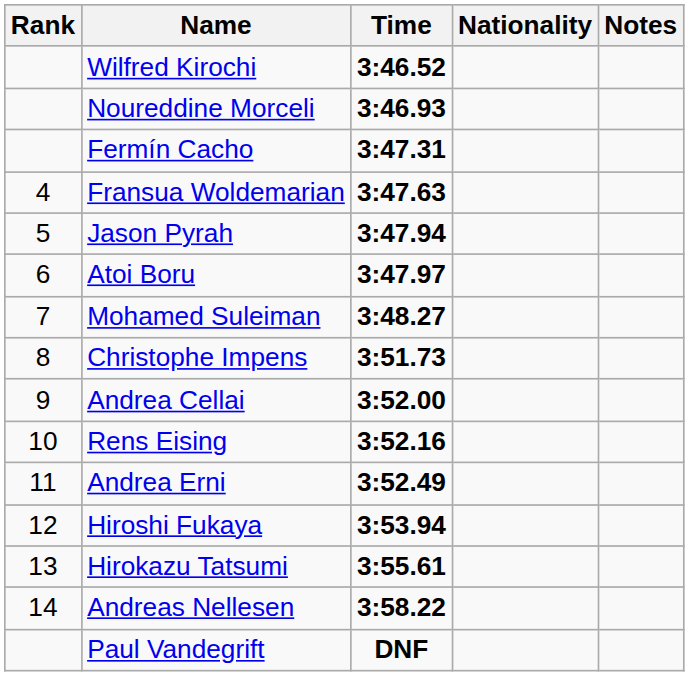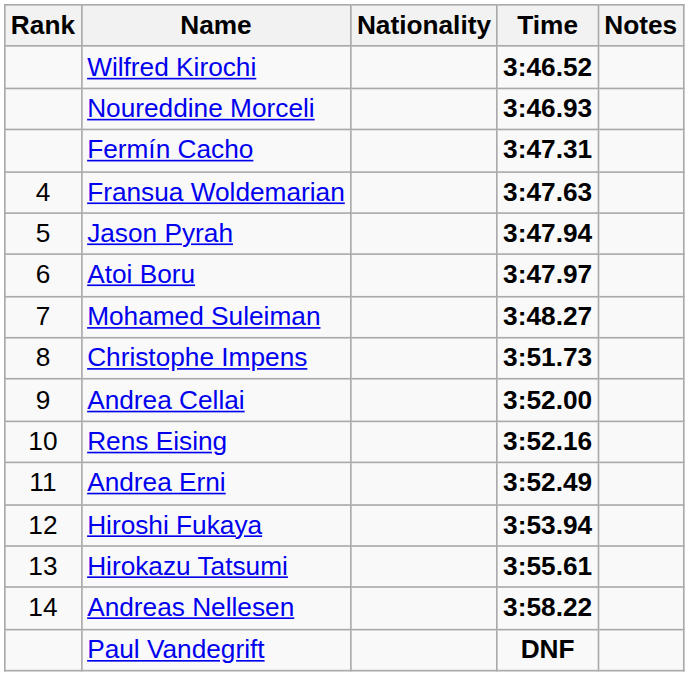columns swapped: (525, 25) <-> (401, 25)
